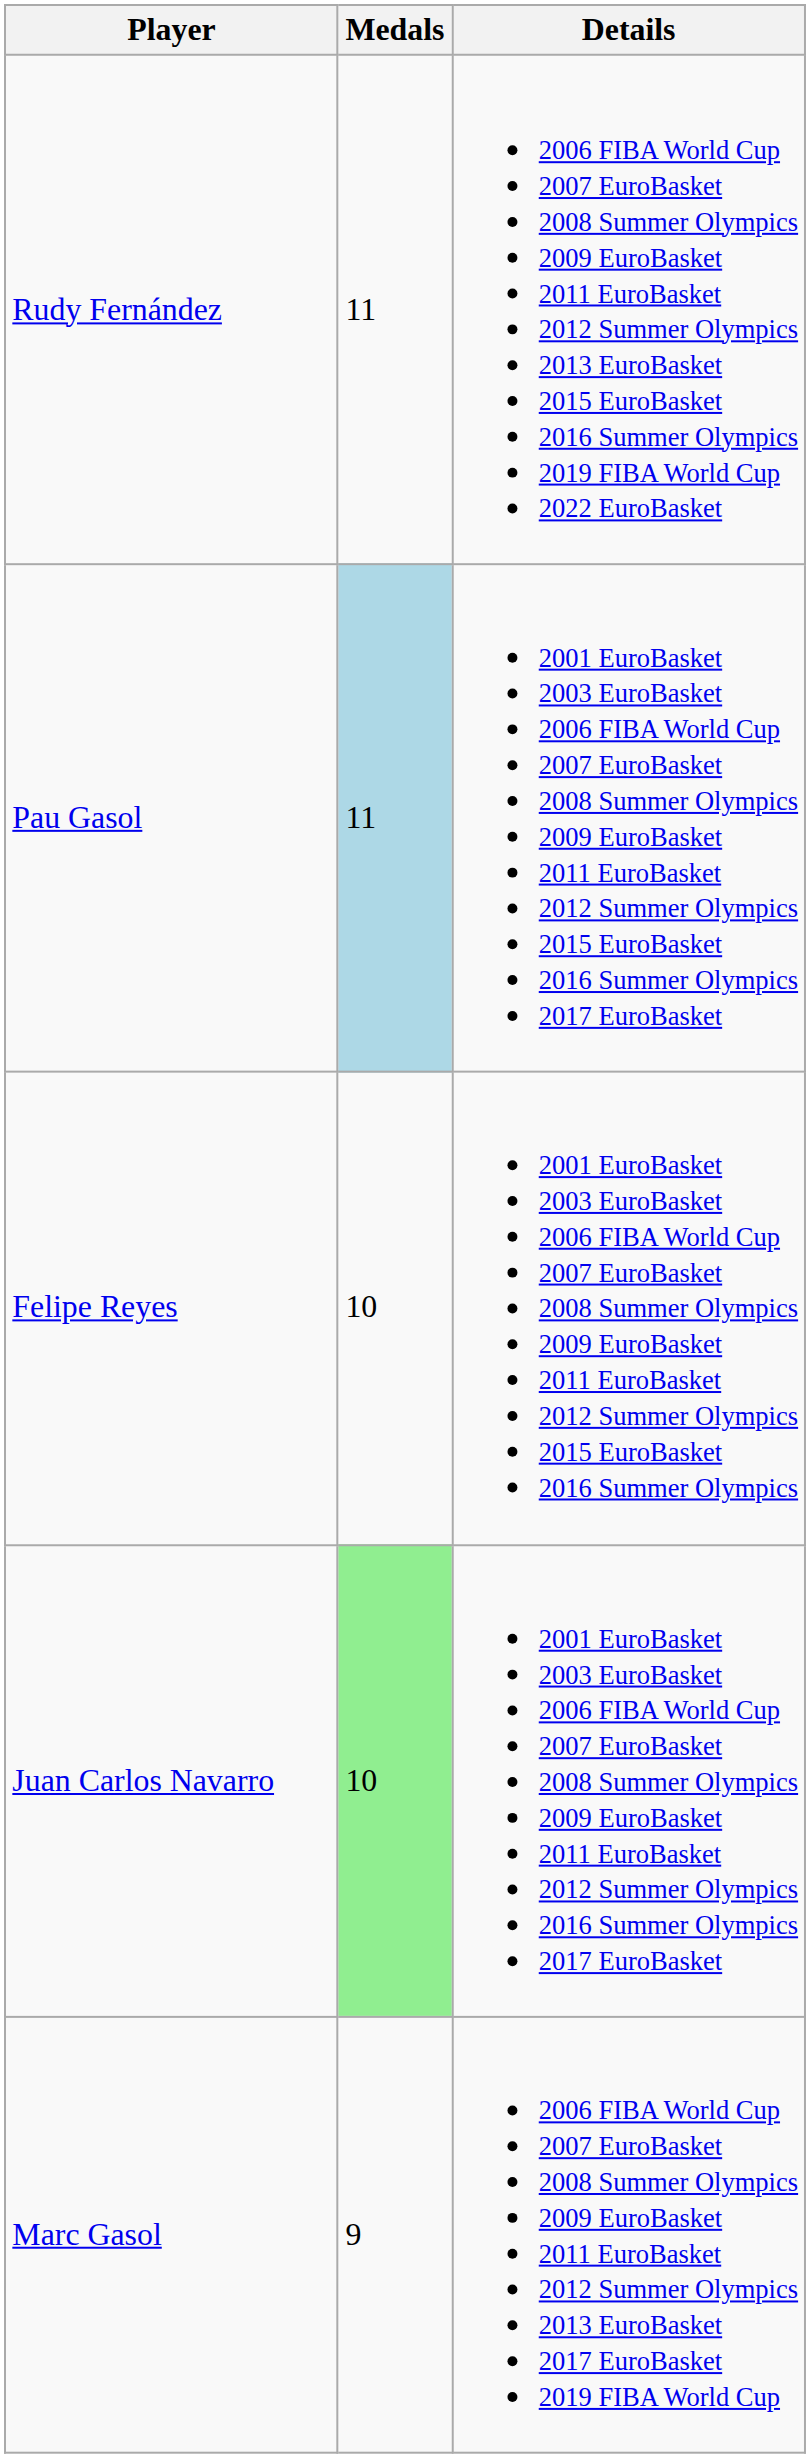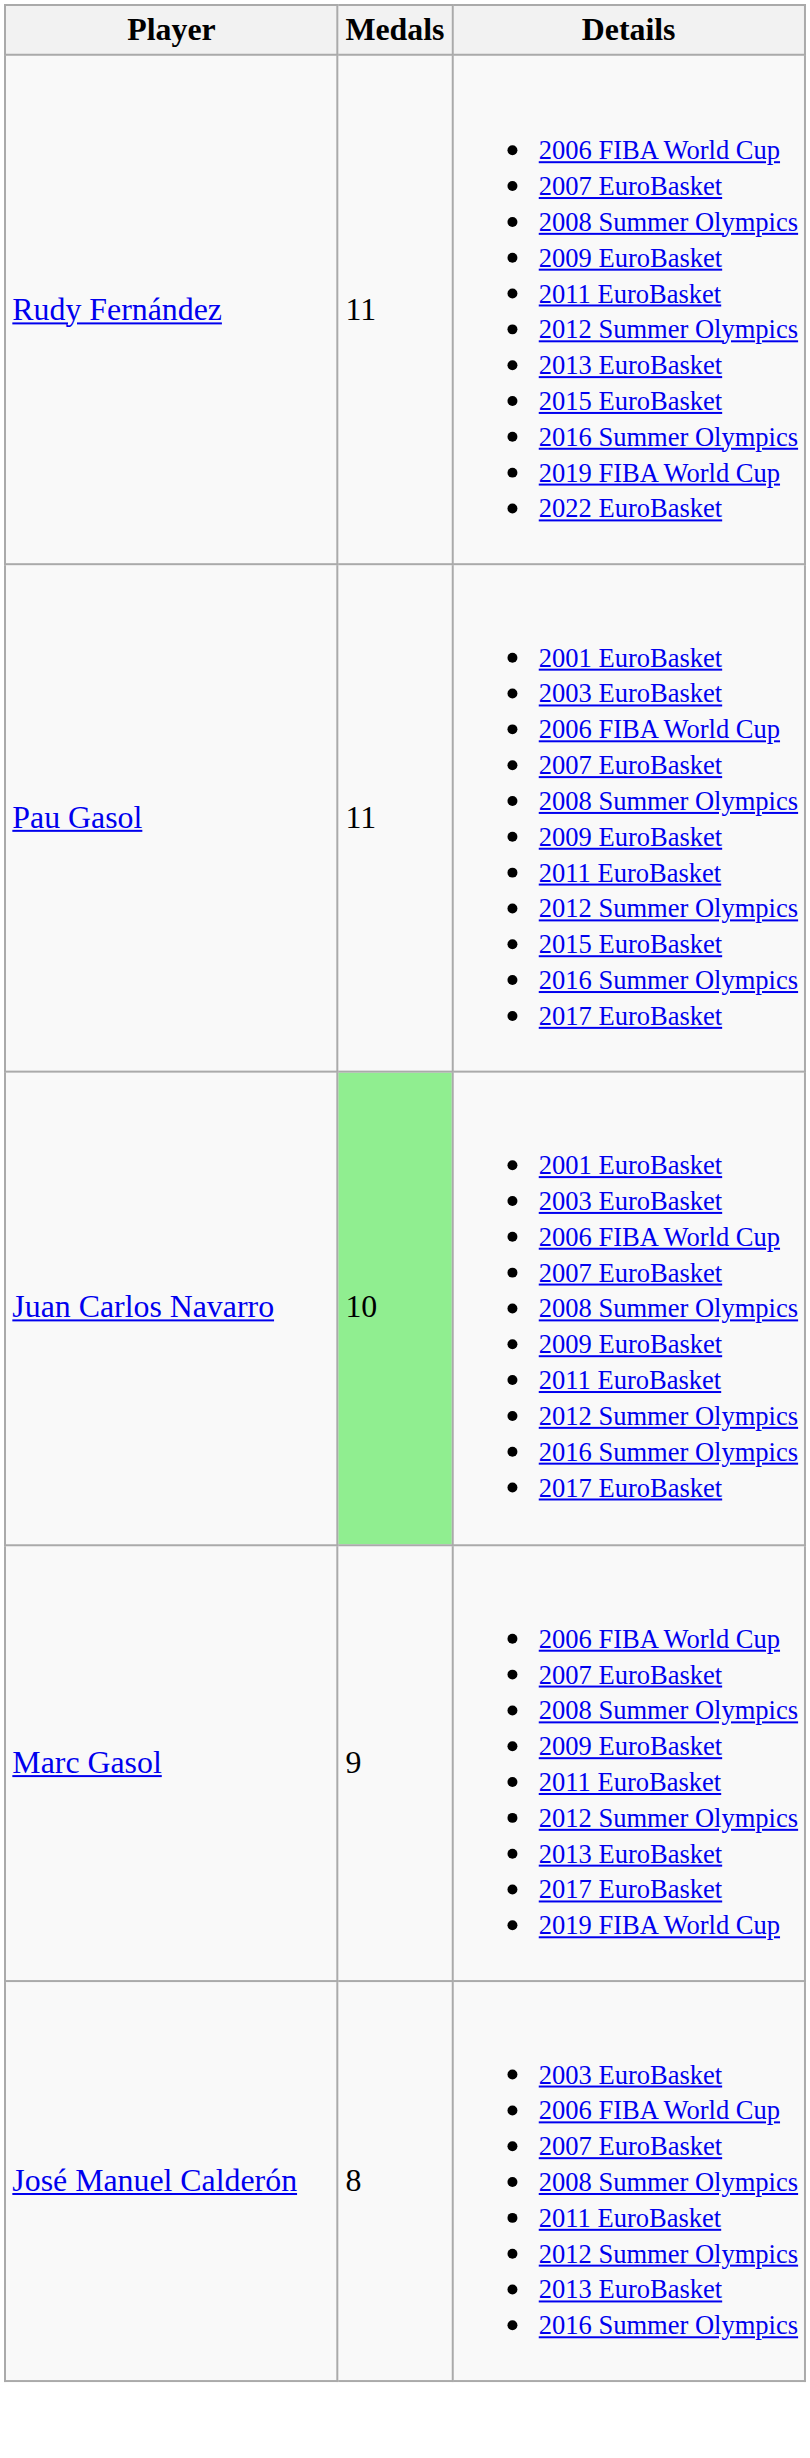(361, 817) lightblue background -> (361, 817) no background
- row: (95, 1307)
+ row: (155, 2180)
